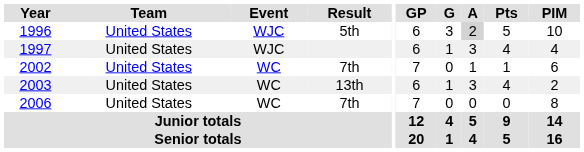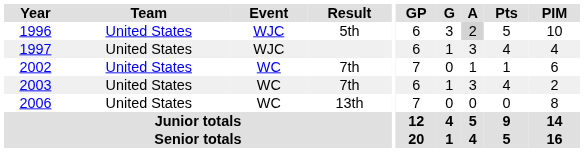(349, 85) 13th -> (349, 85) 7th
(349, 103) 7th -> (349, 103) 13th
